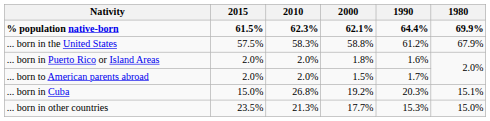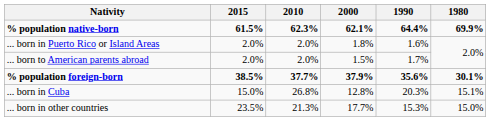- row: (62, 44)
+ row: (65, 76)
(360, 92) 19.2% -> (360, 92) 12.8%
